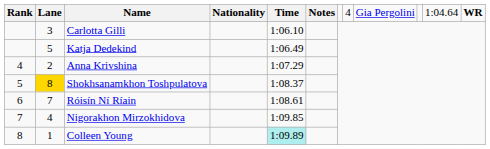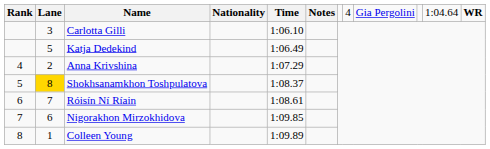(50, 118) 4 -> (50, 118) 6
(287, 135) paleturquoise background -> (287, 135) no background
